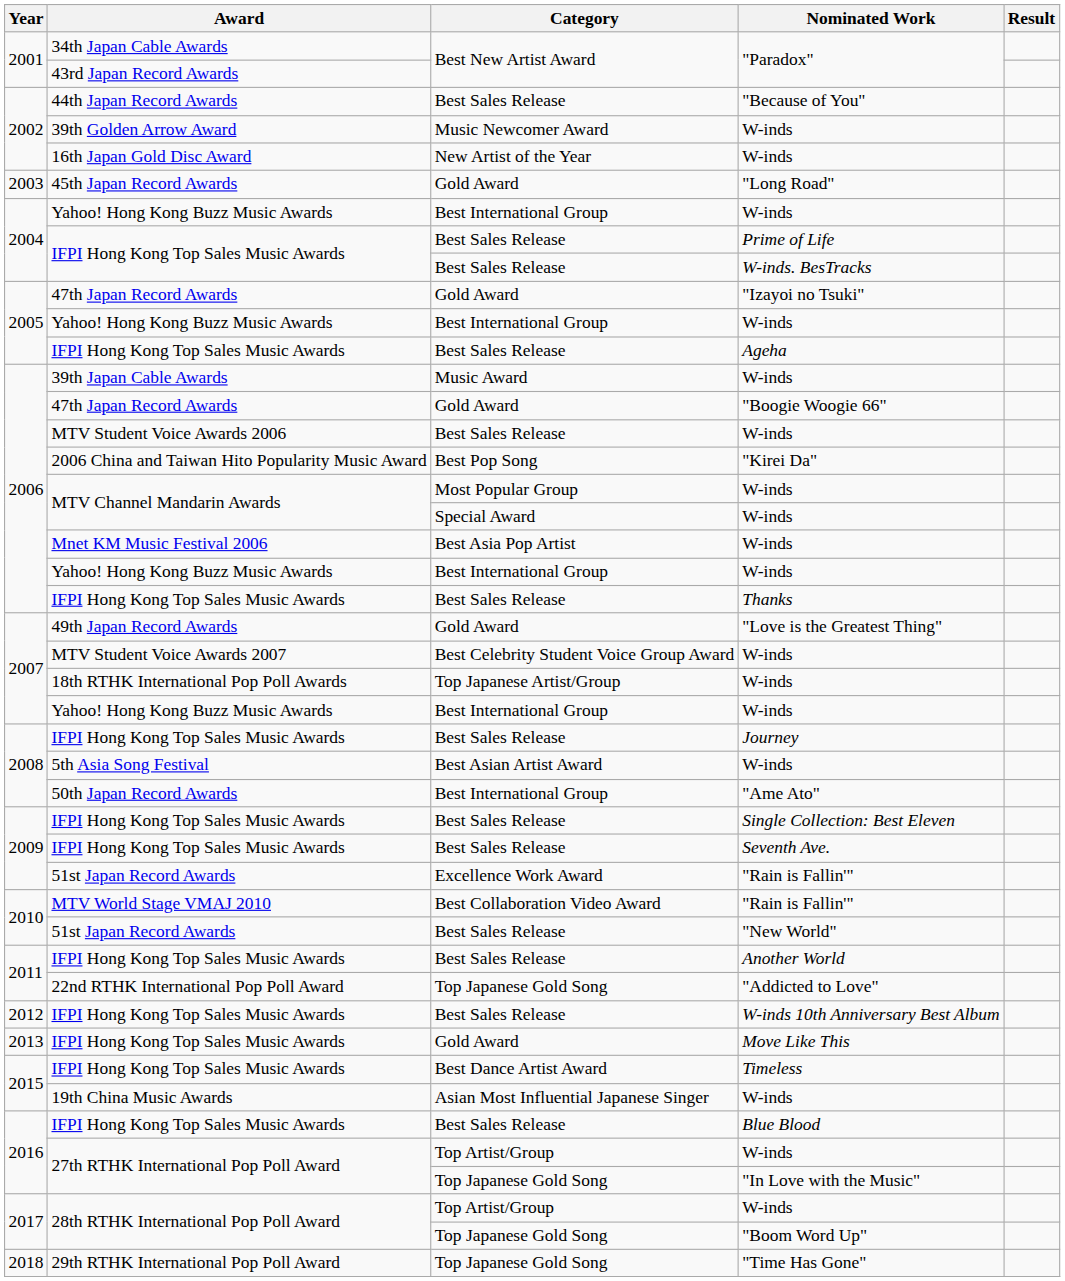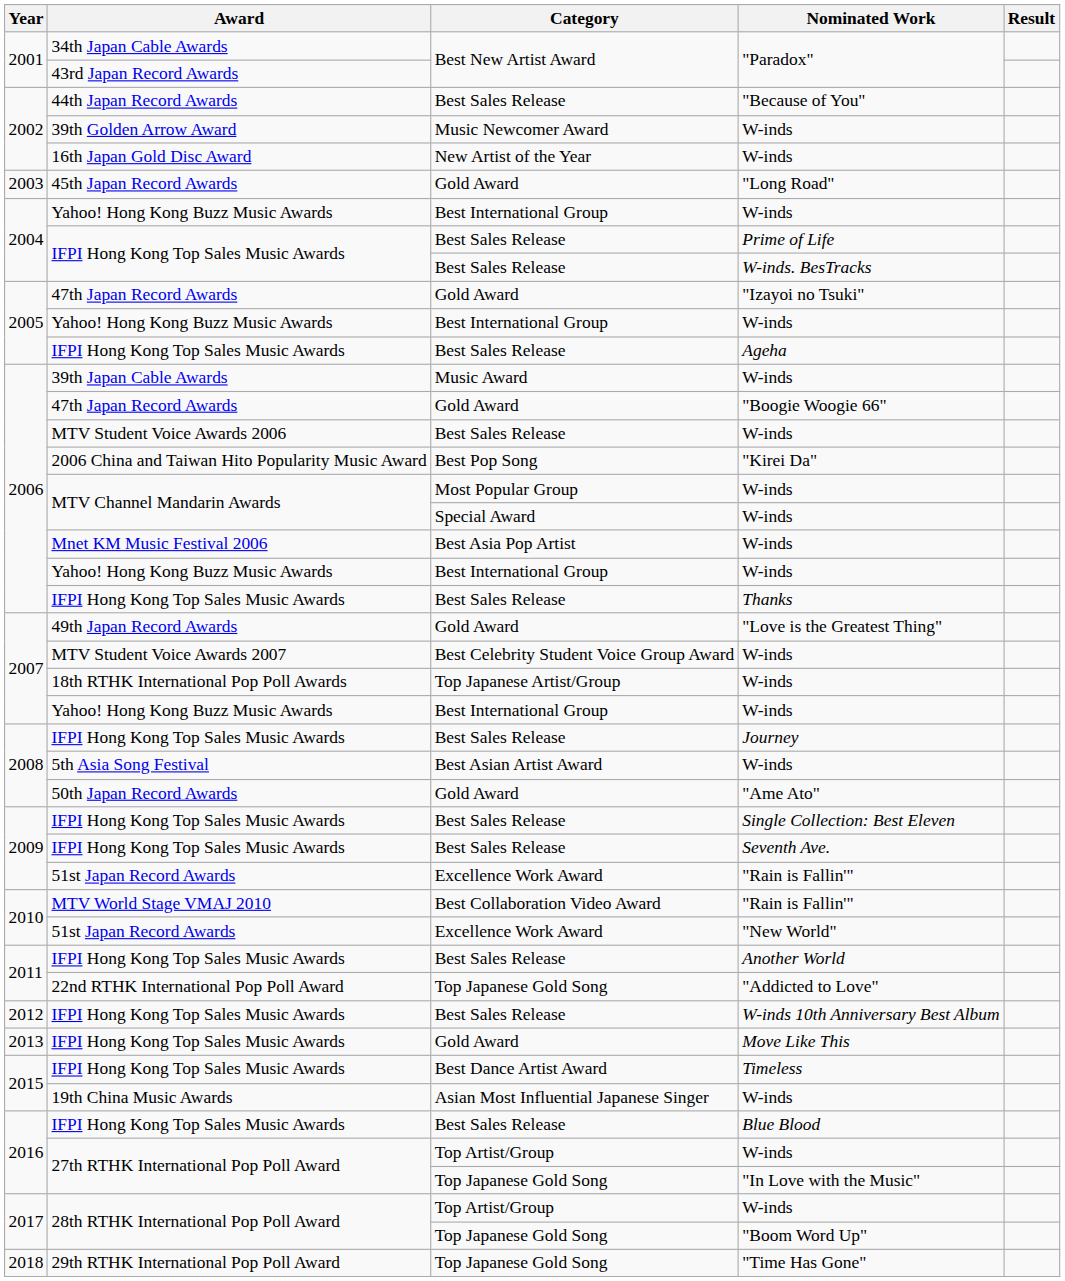(521, 792) Best International Group -> (477, 792) Gold Award
(500, 931) Best Sales Release -> (519, 931) Excellence Work Award
